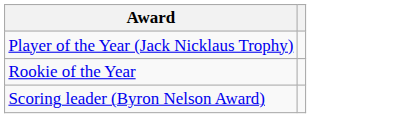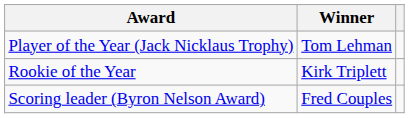+ column: (347, 17)
